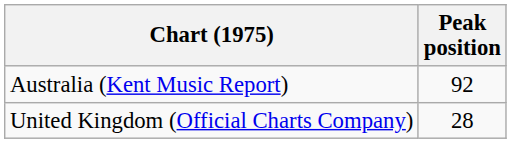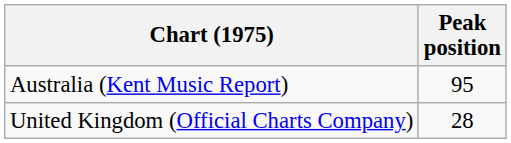(462, 84) 92 -> (462, 84) 95
